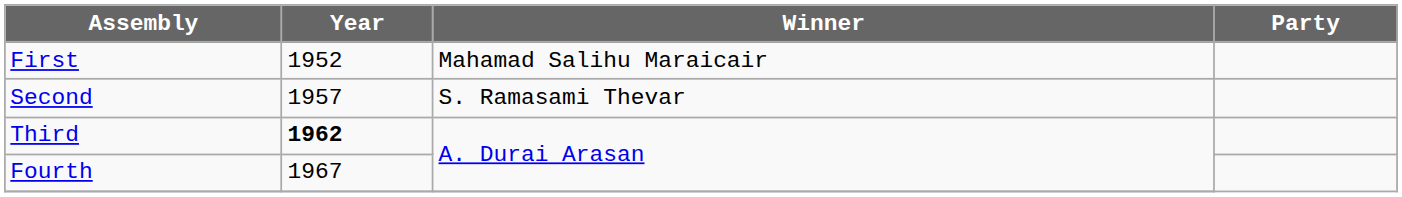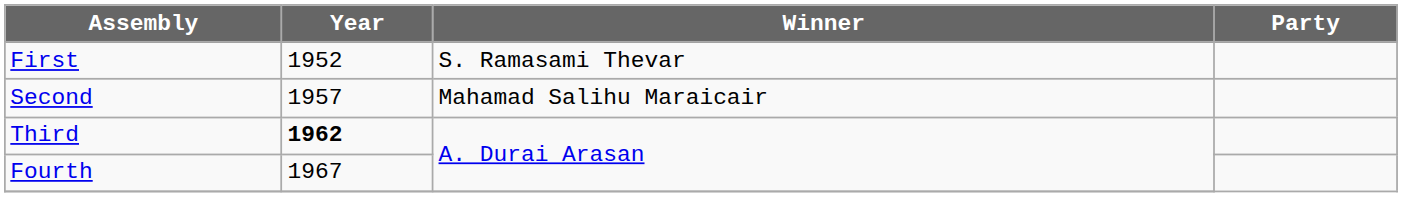(603, 61) Mahamad Salihu Maraicair -> (562, 61) S. Ramasami Thevar
(562, 98) S. Ramasami Thevar -> (603, 98) Mahamad Salihu Maraicair
